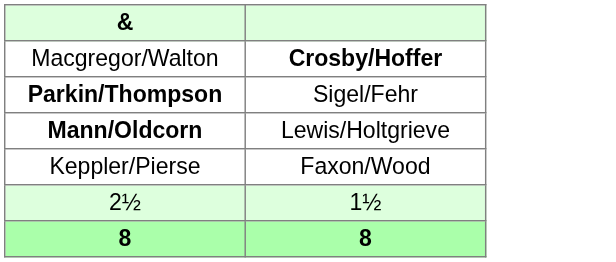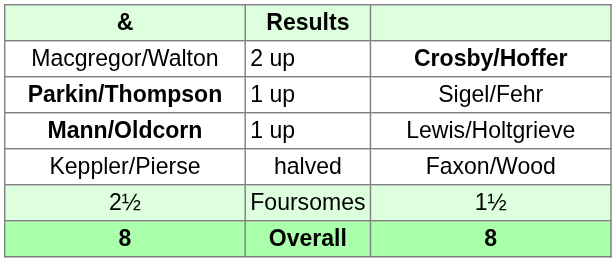+ column: (308, 22)
